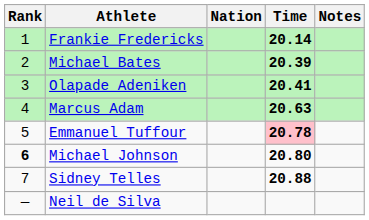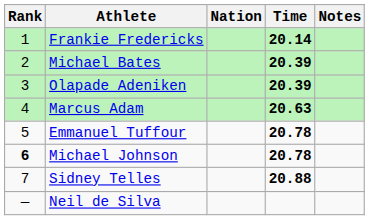(290, 86) 20.41 -> (290, 86) 20.39
(290, 133) pink background -> (290, 133) no background
(290, 156) 20.80 -> (290, 156) 20.78
